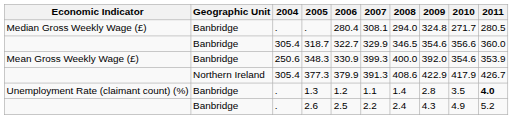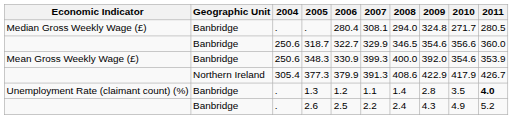(287, 43) 305.4 -> (287, 43) 250.6
